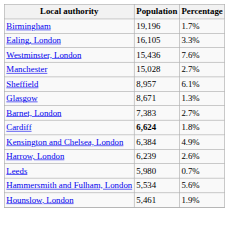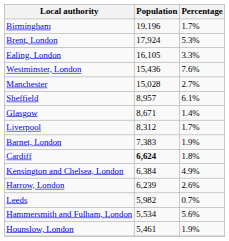+ row: (32, 41)
(191, 99) 1.3% -> (191, 113) 1.4%
+ row: (24, 128)
(191, 113) 2.7% -> (191, 142) 1.9%
(146, 171) 5,980 -> (146, 200) 5,982
